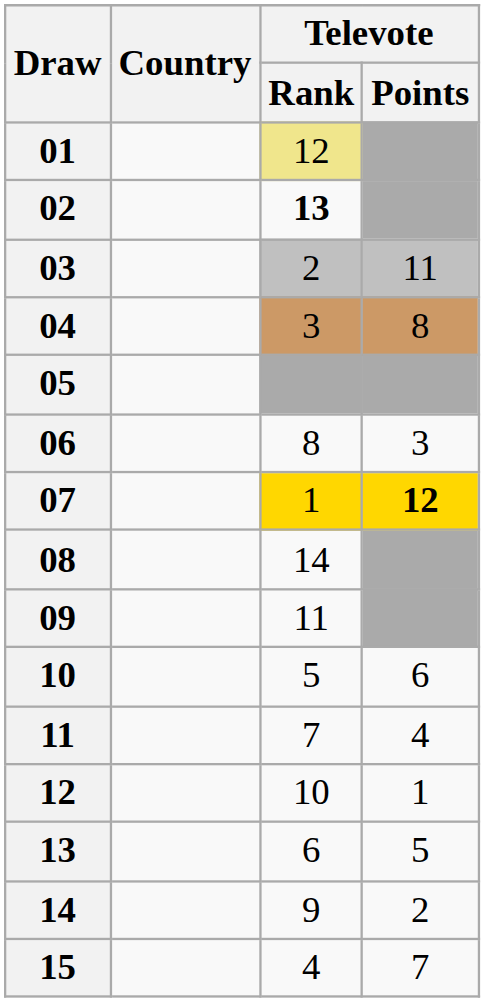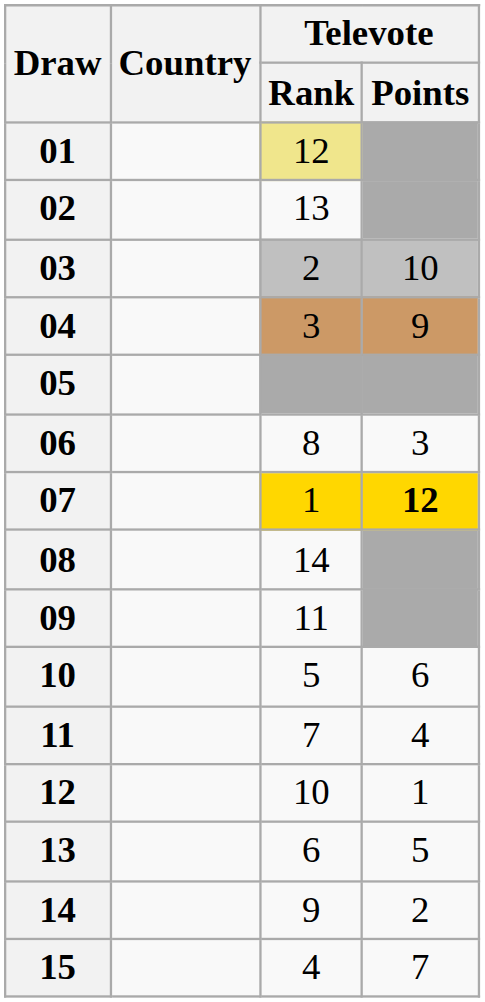(311, 208) bold -> (311, 208) normal
(420, 267) 11 -> (420, 267) 10
(420, 325) 8 -> (420, 325) 9
